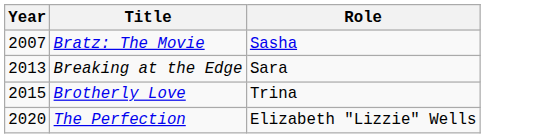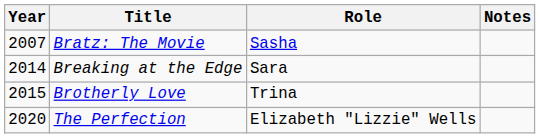+ column: (508, 17)
(27, 69) 2013 -> (27, 69) 2014
